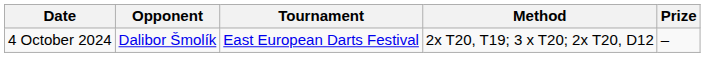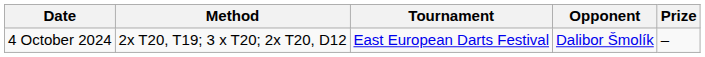columns swapped: (167, 16) <-> (540, 16)
